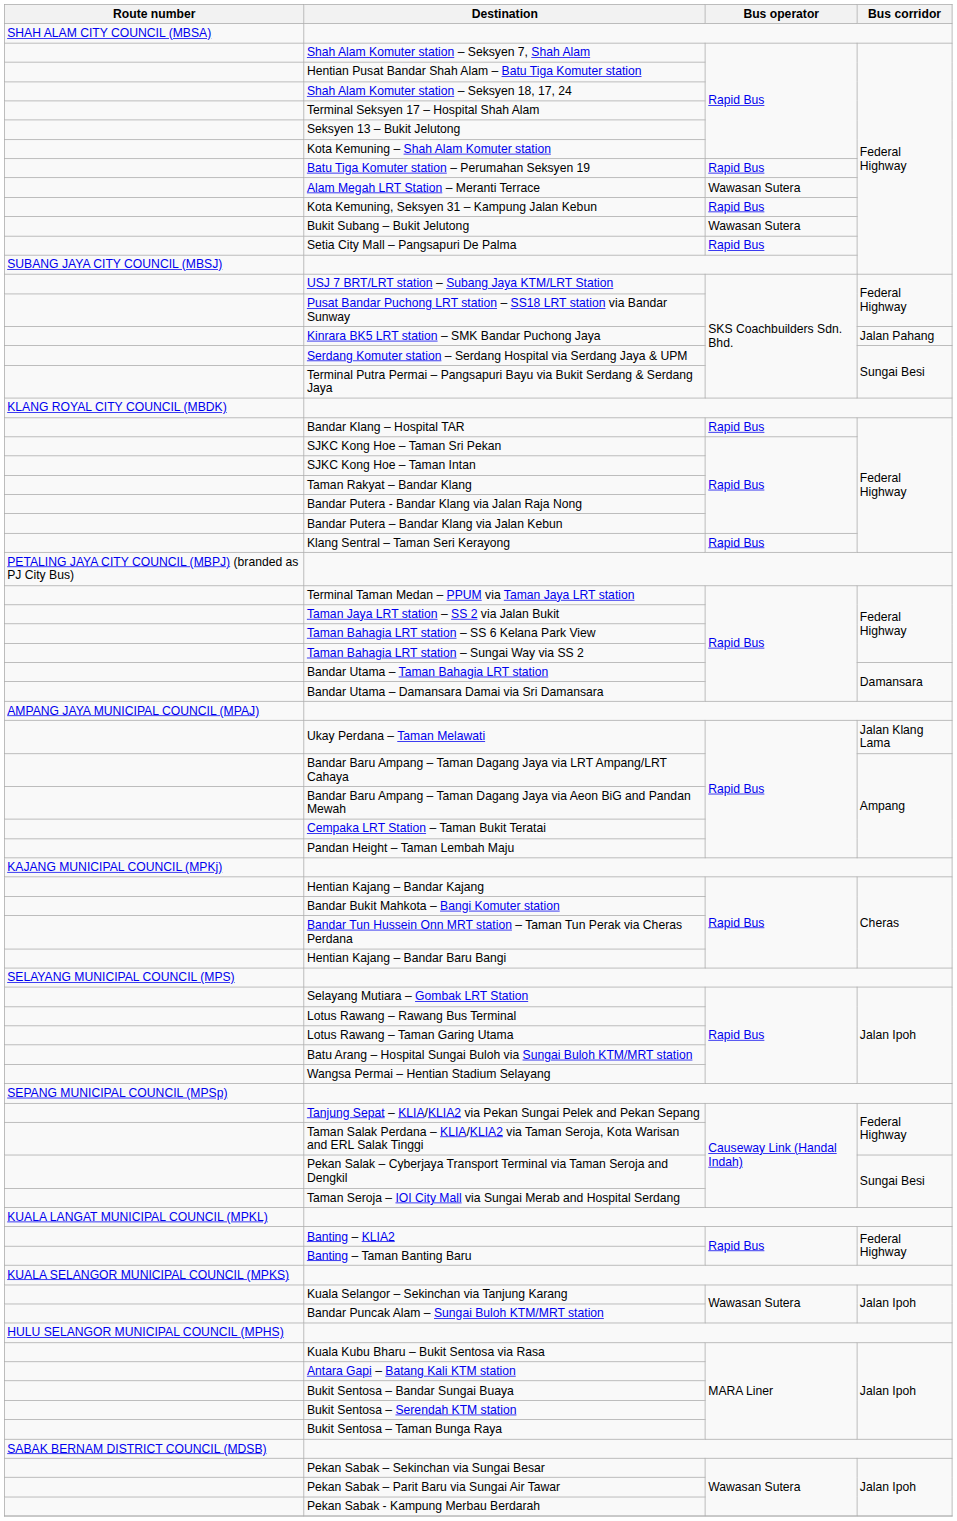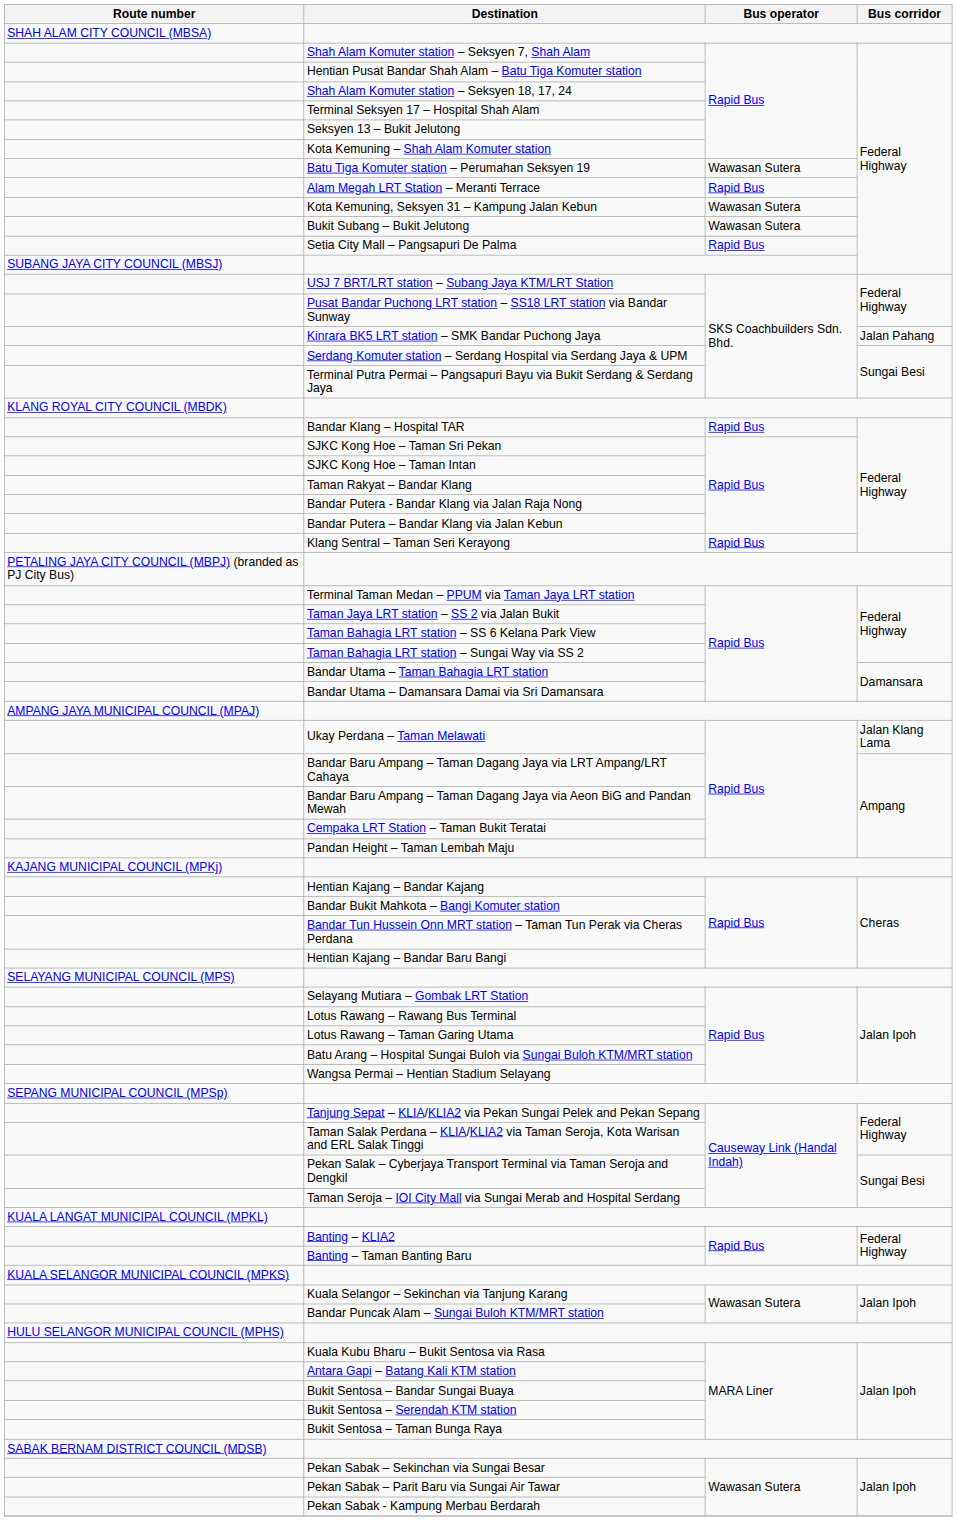(736, 168) Rapid Bus -> (754, 168) Wawasan Sutera
(754, 187) Wawasan Sutera -> (736, 187) Rapid Bus
(736, 206) Rapid Bus -> (754, 206) Wawasan Sutera
